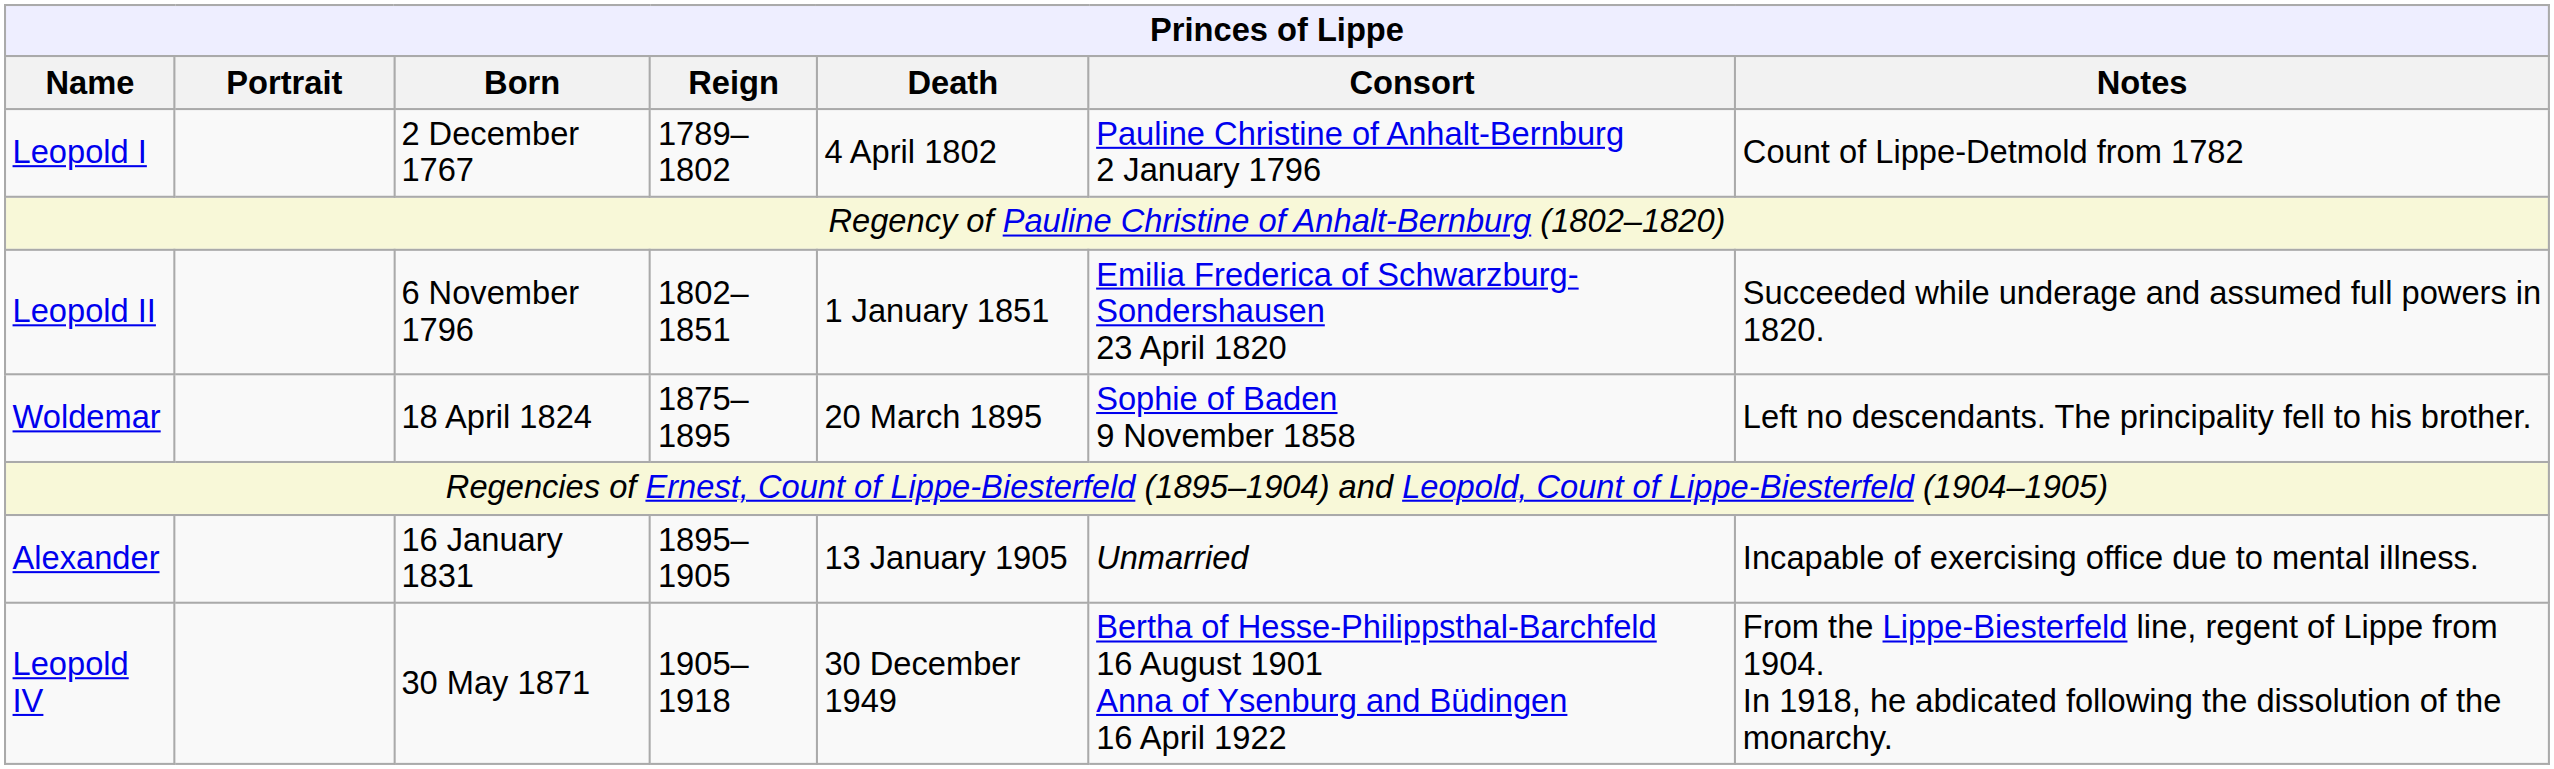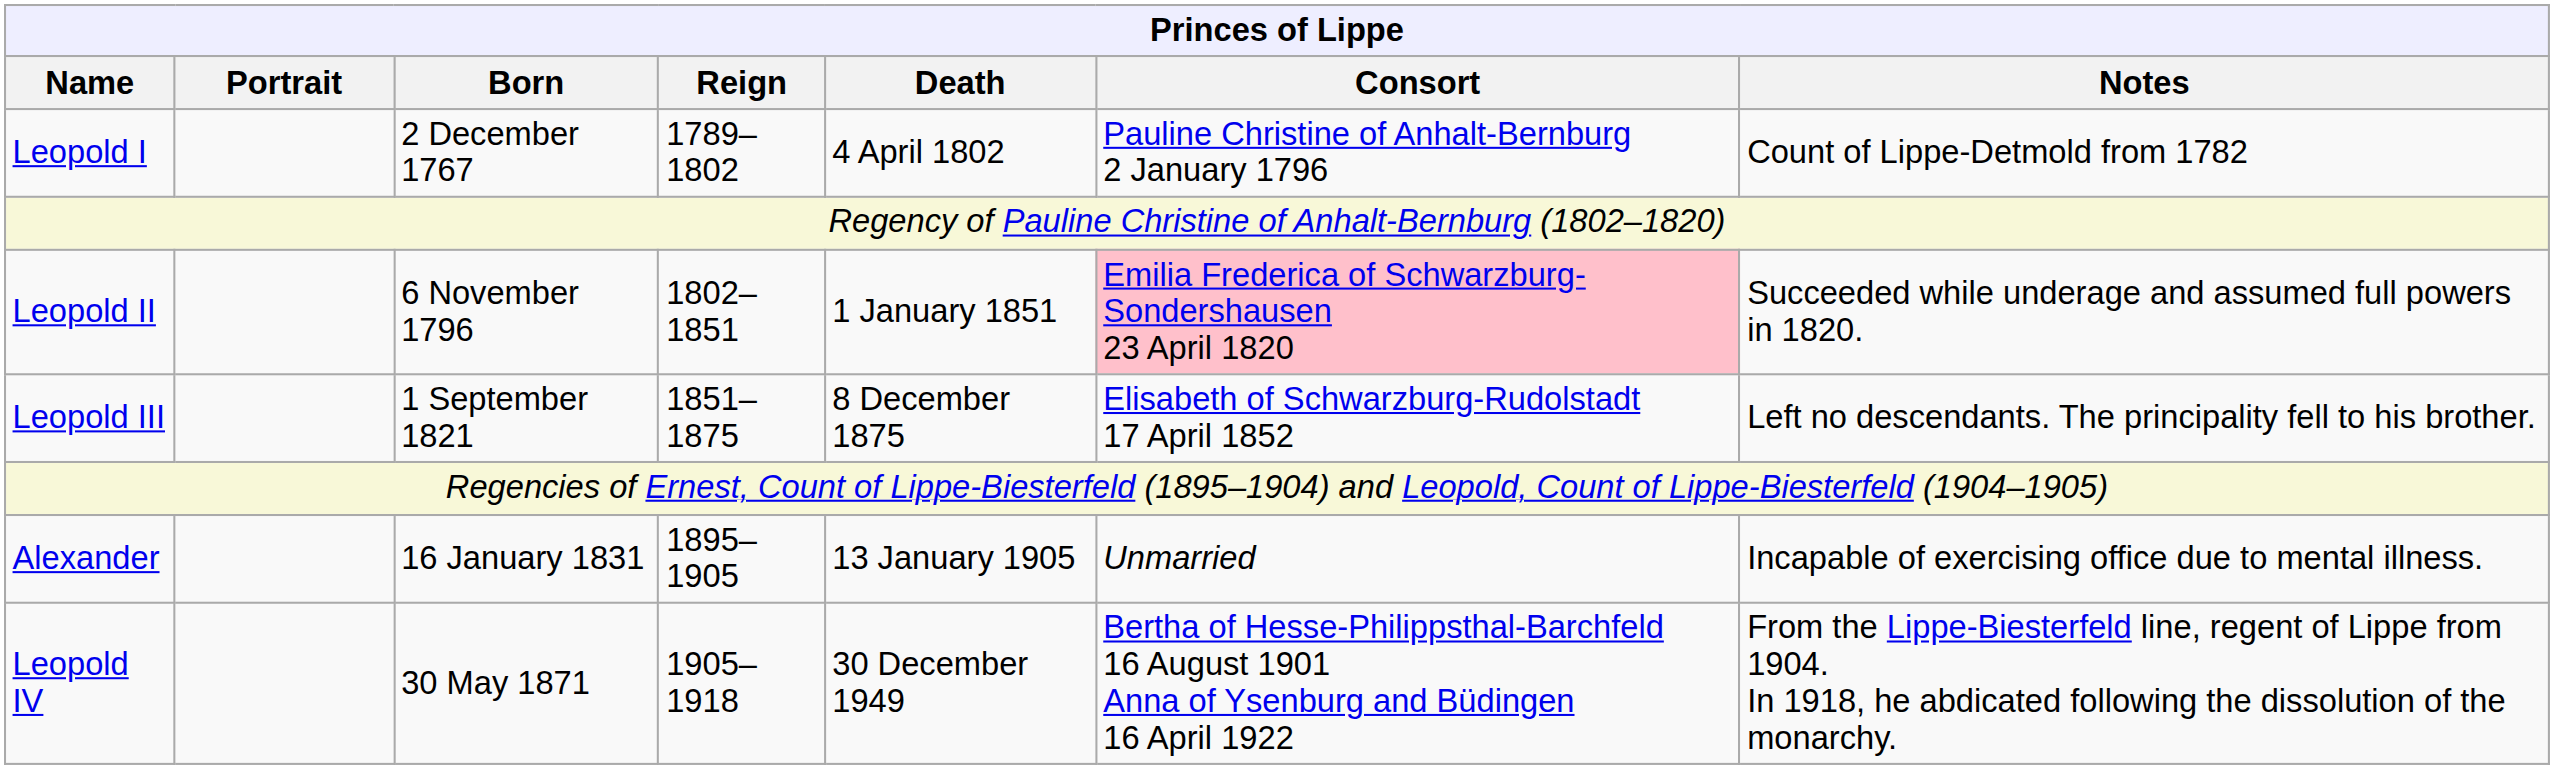(1337, 310) no background -> (1345, 310) pink background
+ row: (89, 417)
- row: (87, 417)
